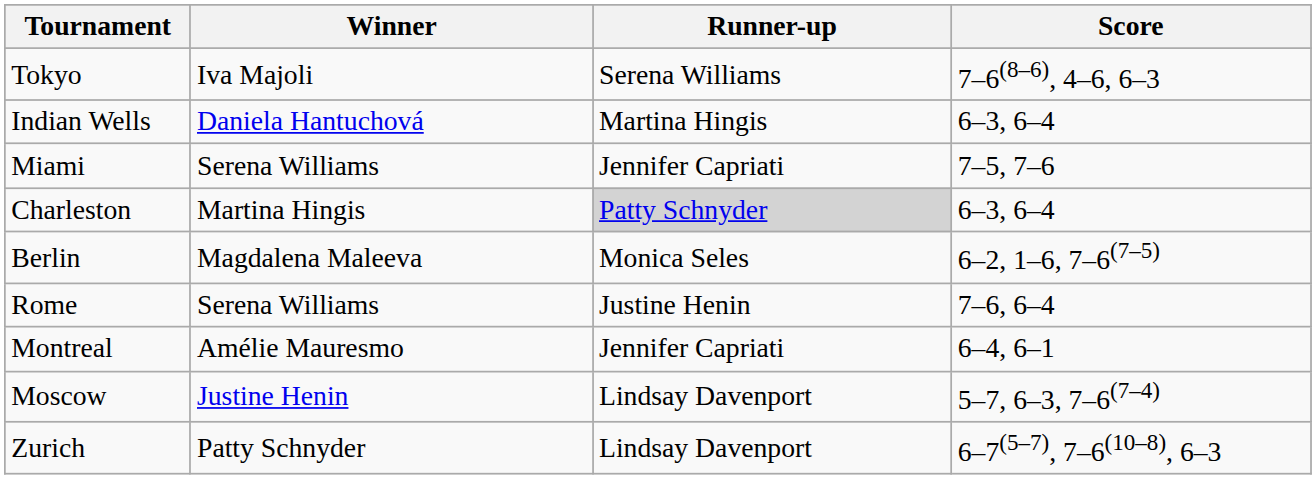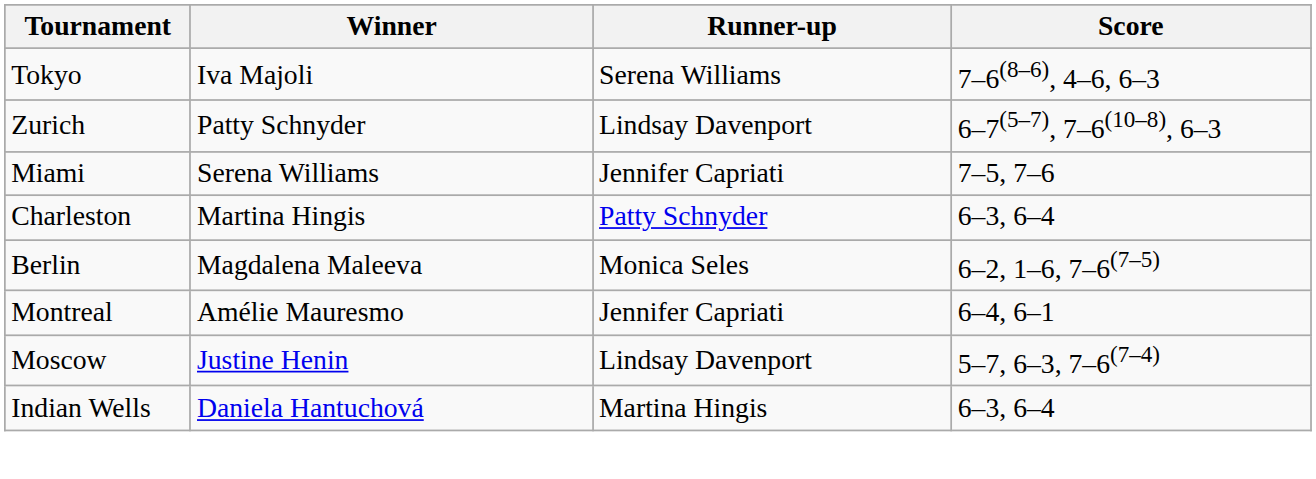rows swapped: (81, 121) <-> (48, 447)
(683, 209) lightgrey background -> (683, 217) no background
- row: (44, 304)
